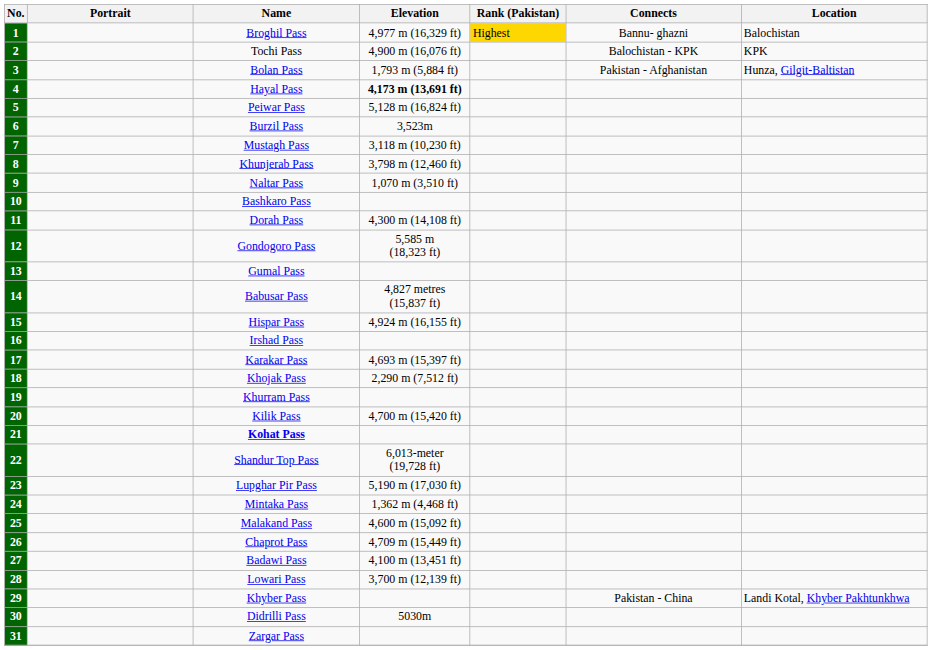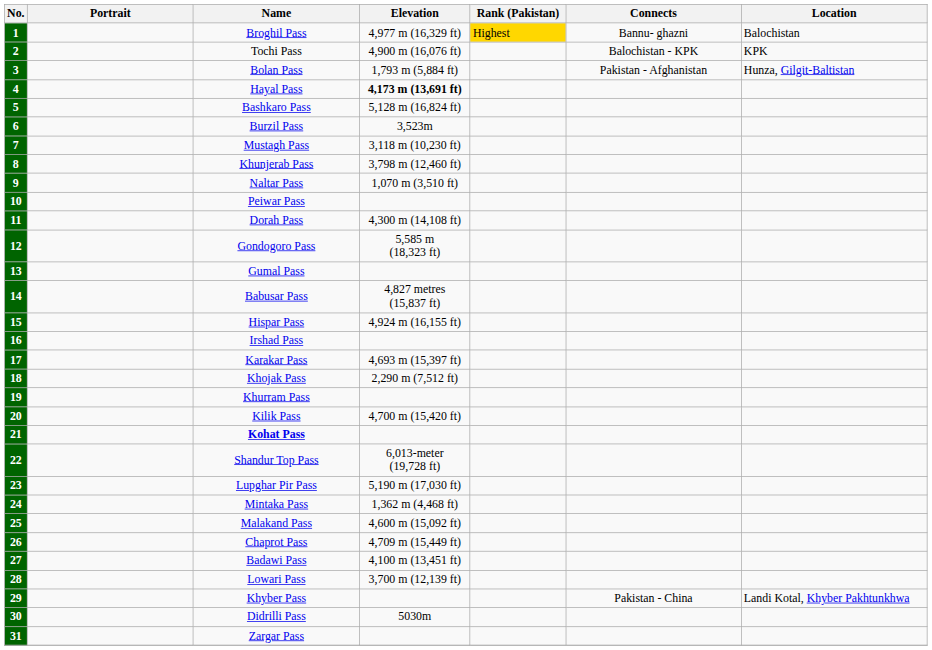(276, 107) Peiwar Pass -> (276, 107) Bashkaro Pass
(276, 201) Bashkaro Pass -> (276, 201) Peiwar Pass
